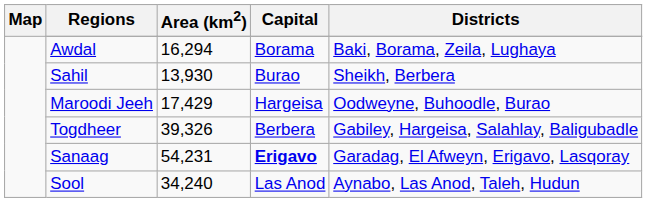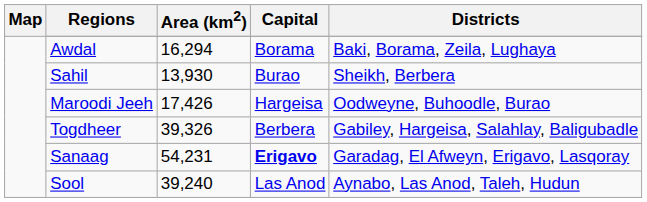(187, 103) 17,429 -> (187, 103) 17,426
(187, 183) 34,240 -> (187, 183) 39,240
